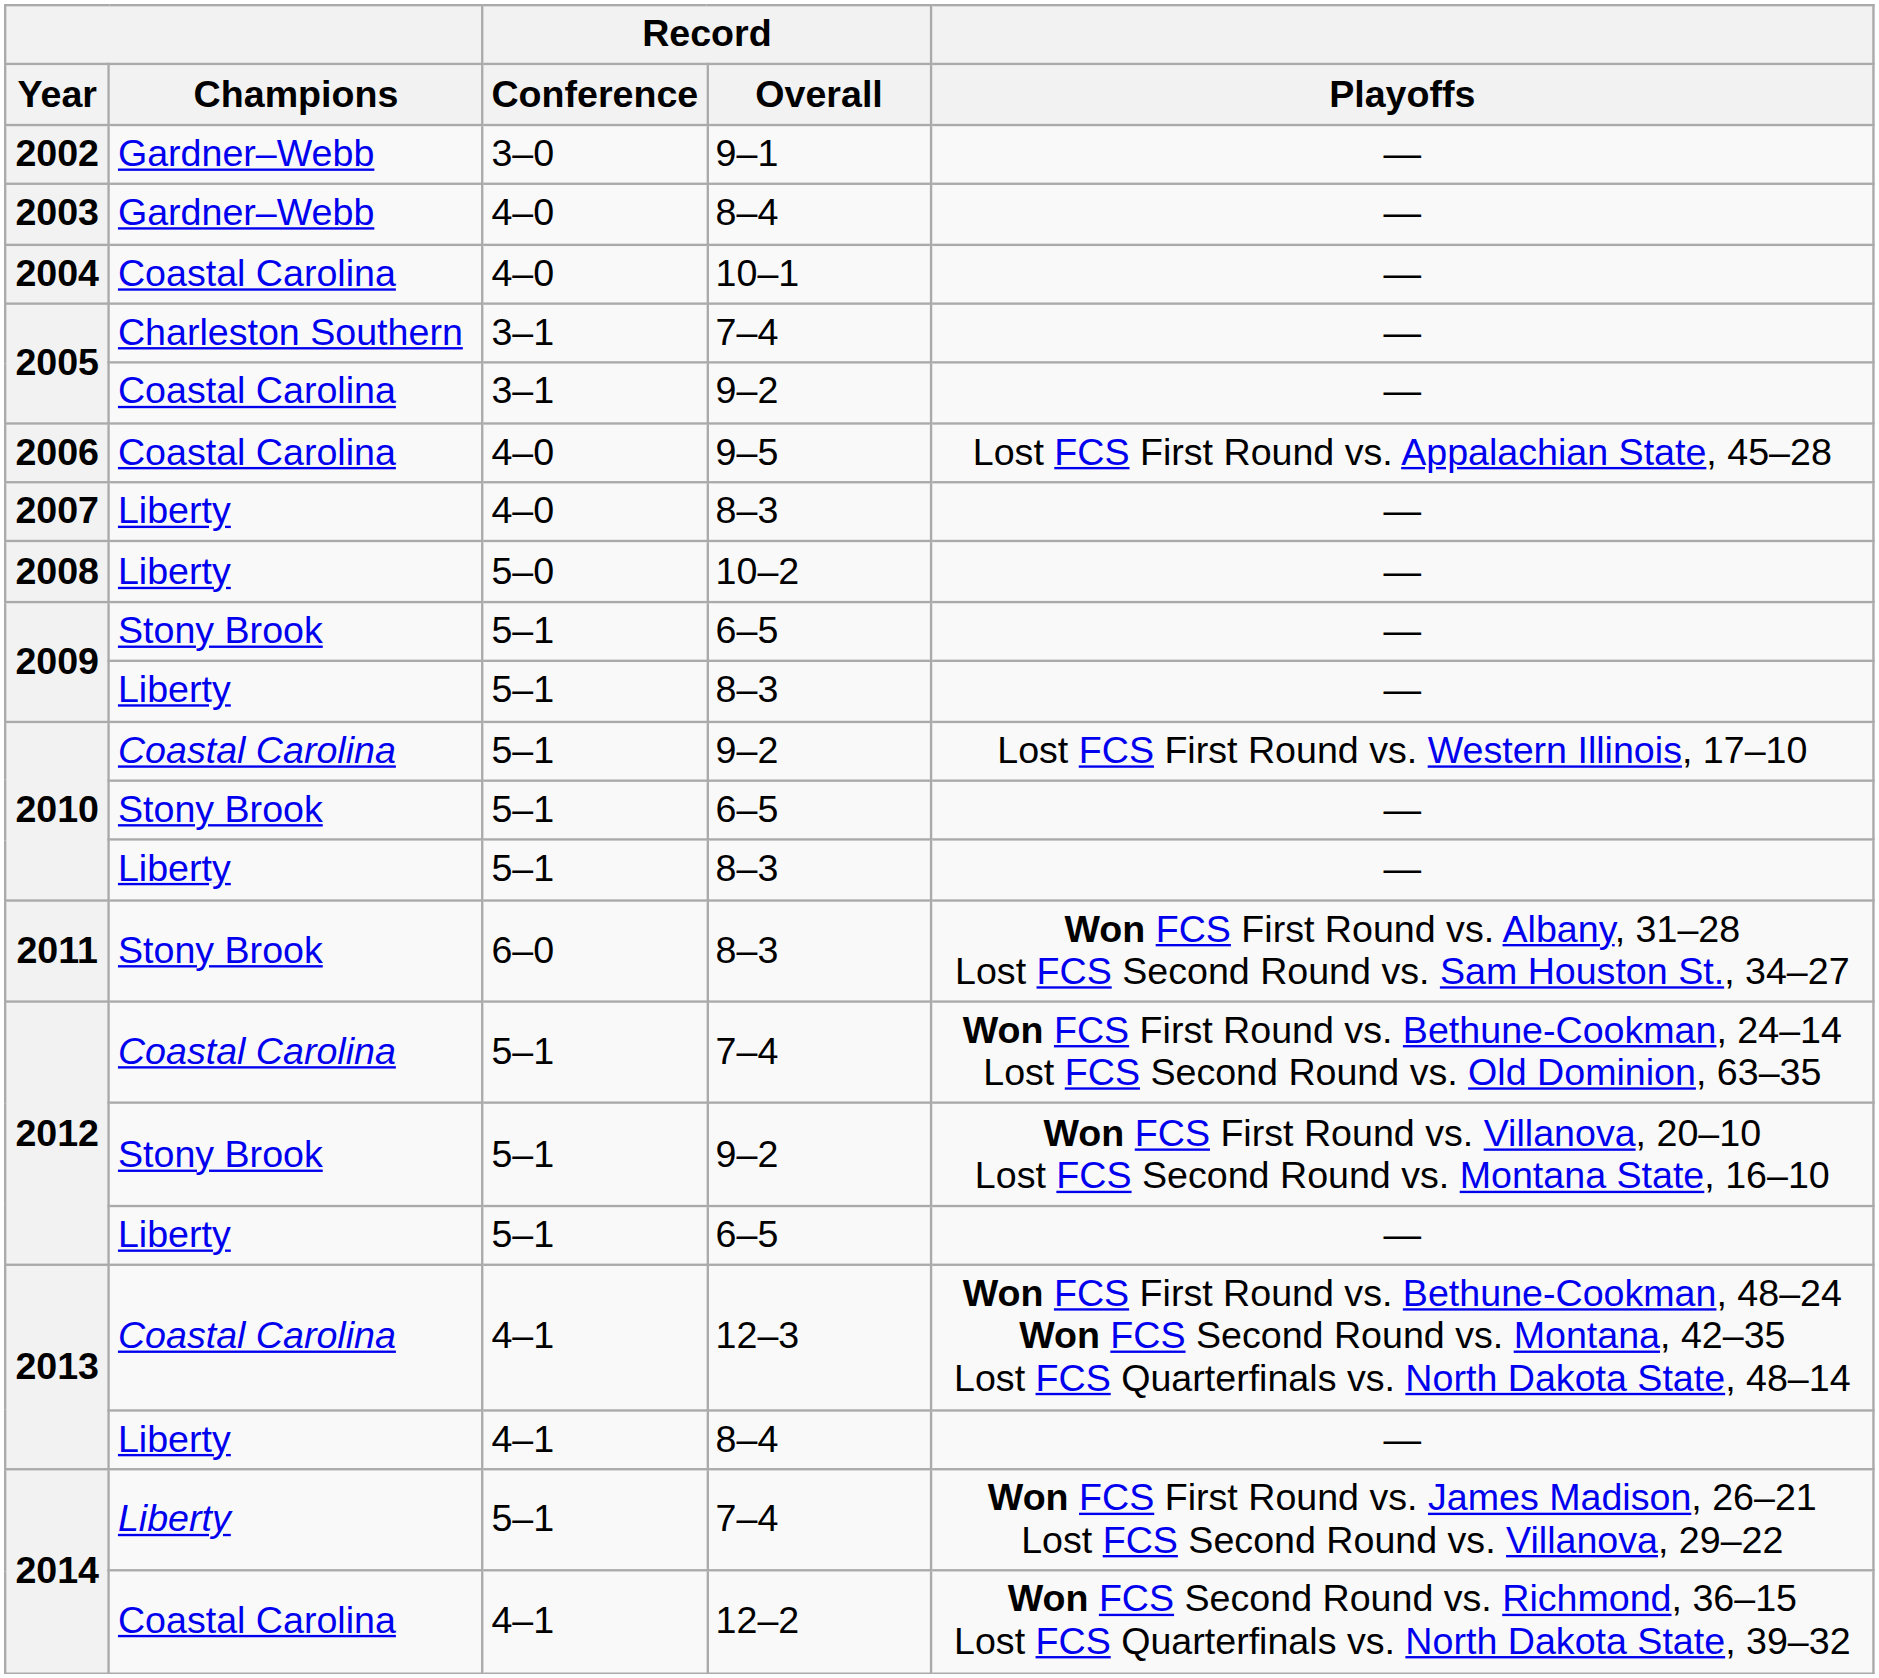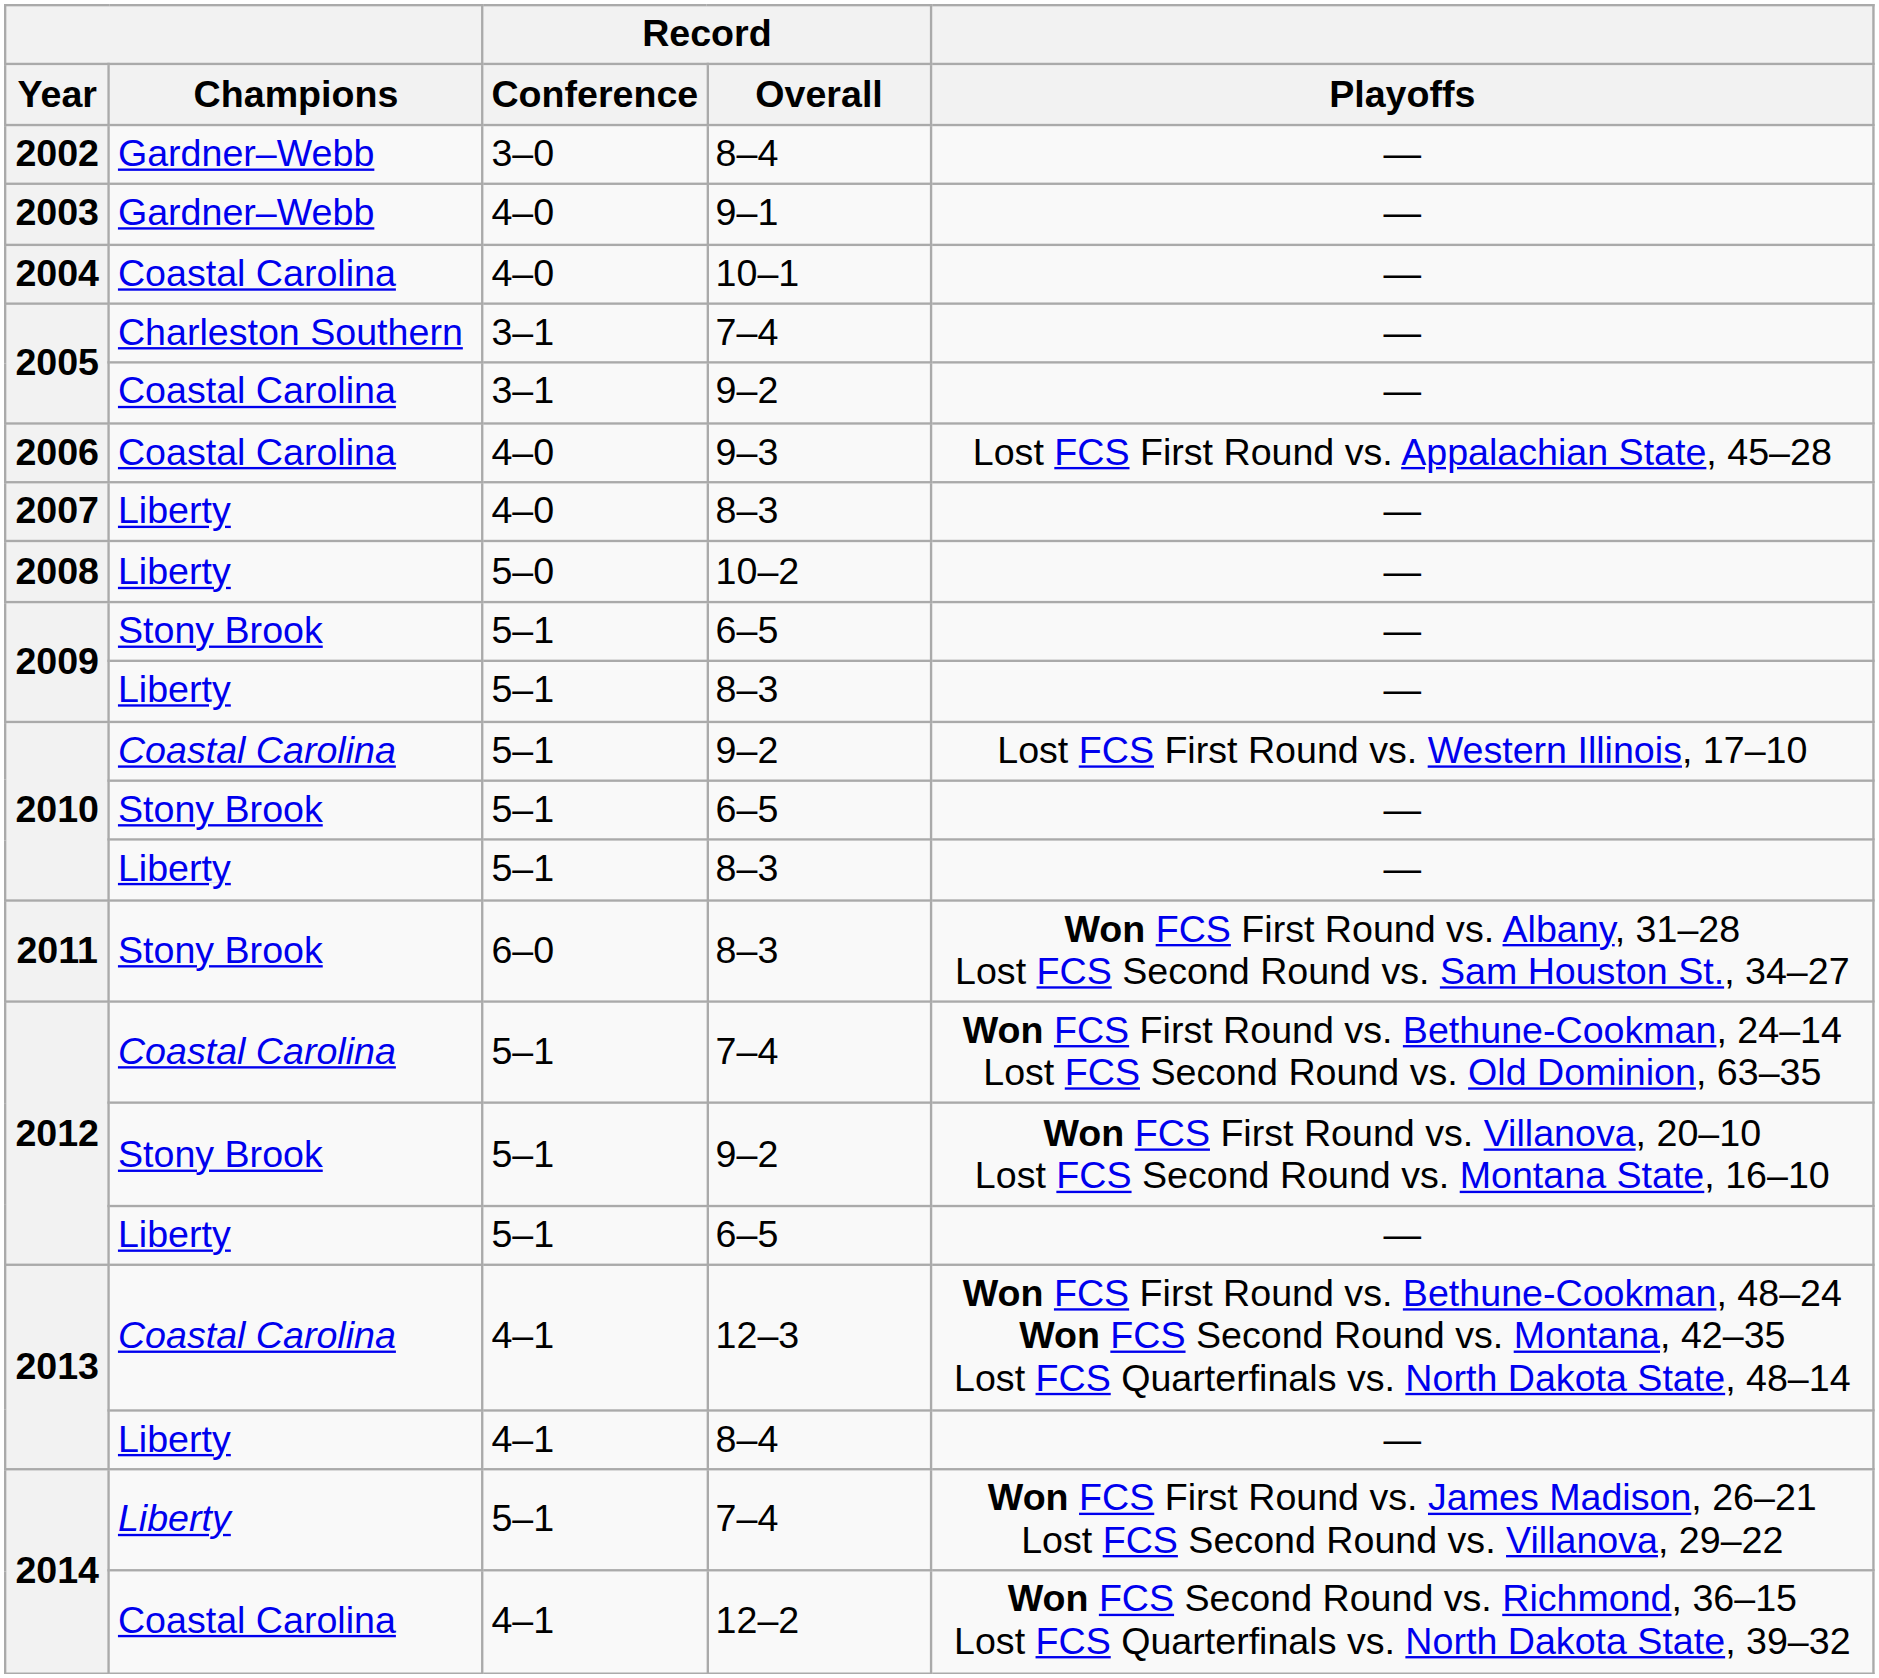(747, 153) 9–1 -> (747, 153) 8–4
(747, 213) 8–4 -> (747, 213) 9–1
(747, 451) 9–5 -> (747, 451) 9–3
